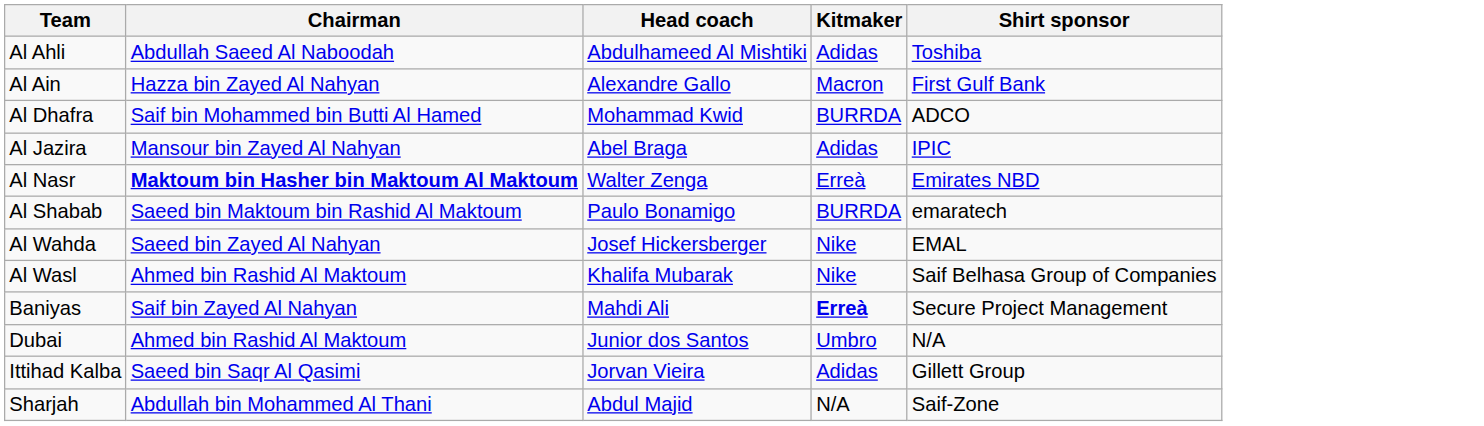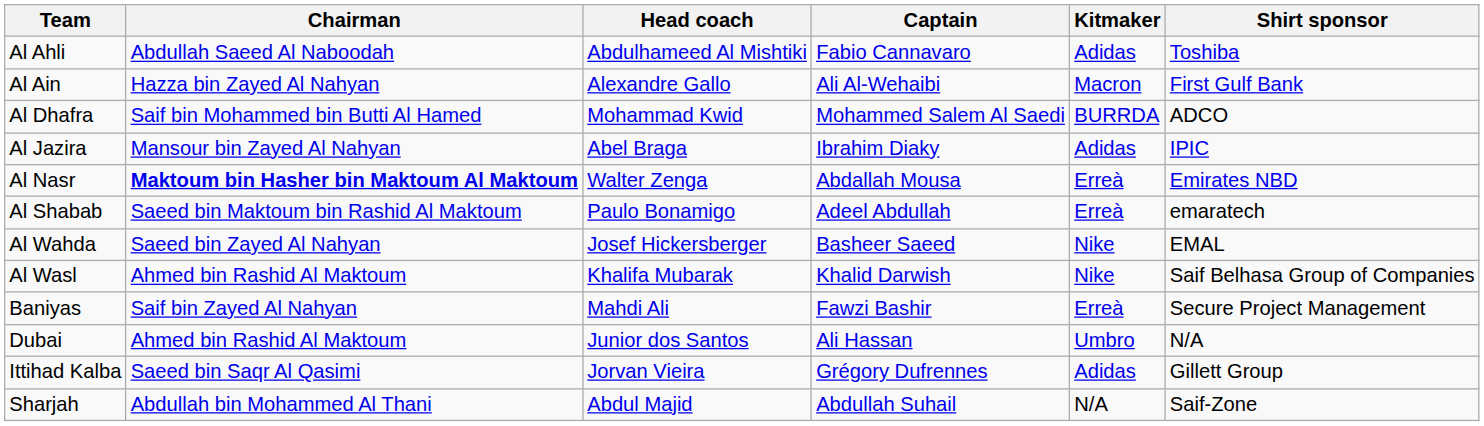+ column: (941, 20)
(859, 212) BURRDA -> (1099, 212) Erreà
(842, 308) bold -> (1099, 308) normal
